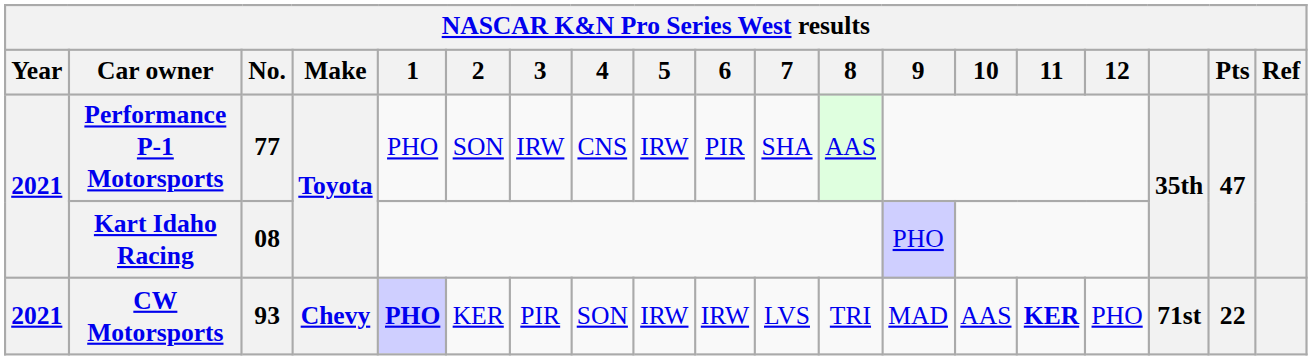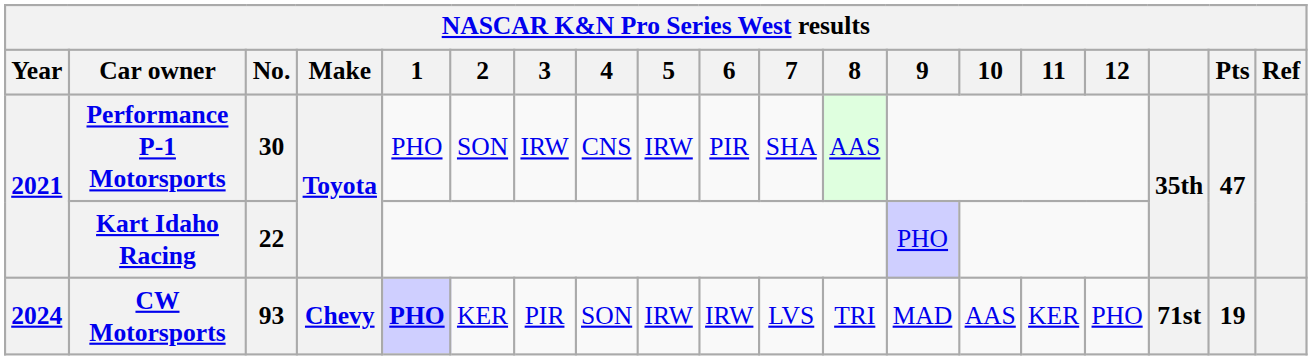(267, 147) 77 -> (271, 147) 30
(267, 239) 08 -> (271, 239) 22
(37, 315) 2021 -> (37, 315) 2024
(1052, 315) bold -> (1054, 315) normal
(1233, 315) 22 -> (1233, 315) 19
